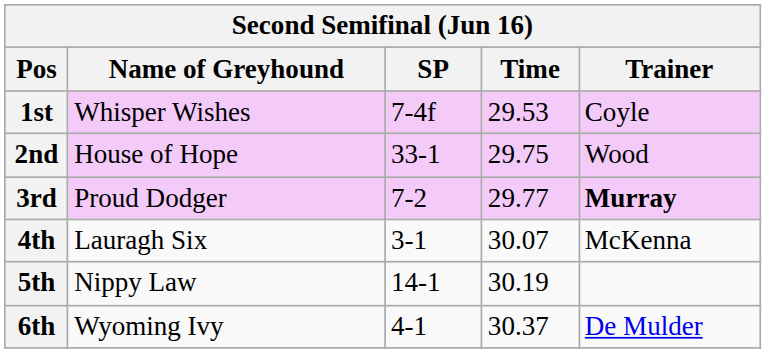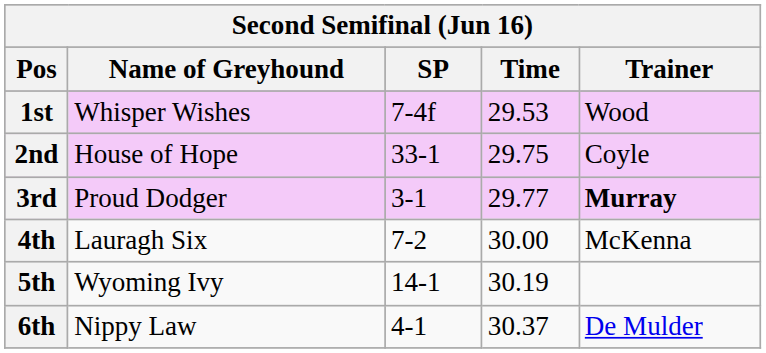(617, 111) Coyle -> (617, 111) Wood
(617, 154) Wood -> (617, 154) Coyle
(409, 197) 7-2 -> (409, 197) 3-1
(409, 240) 3-1 -> (409, 240) 7-2
(518, 240) 30.07 -> (518, 240) 30.00
(135, 283) Nippy Law -> (149, 283) Wyoming Ivy
(149, 326) Wyoming Ivy -> (135, 326) Nippy Law
